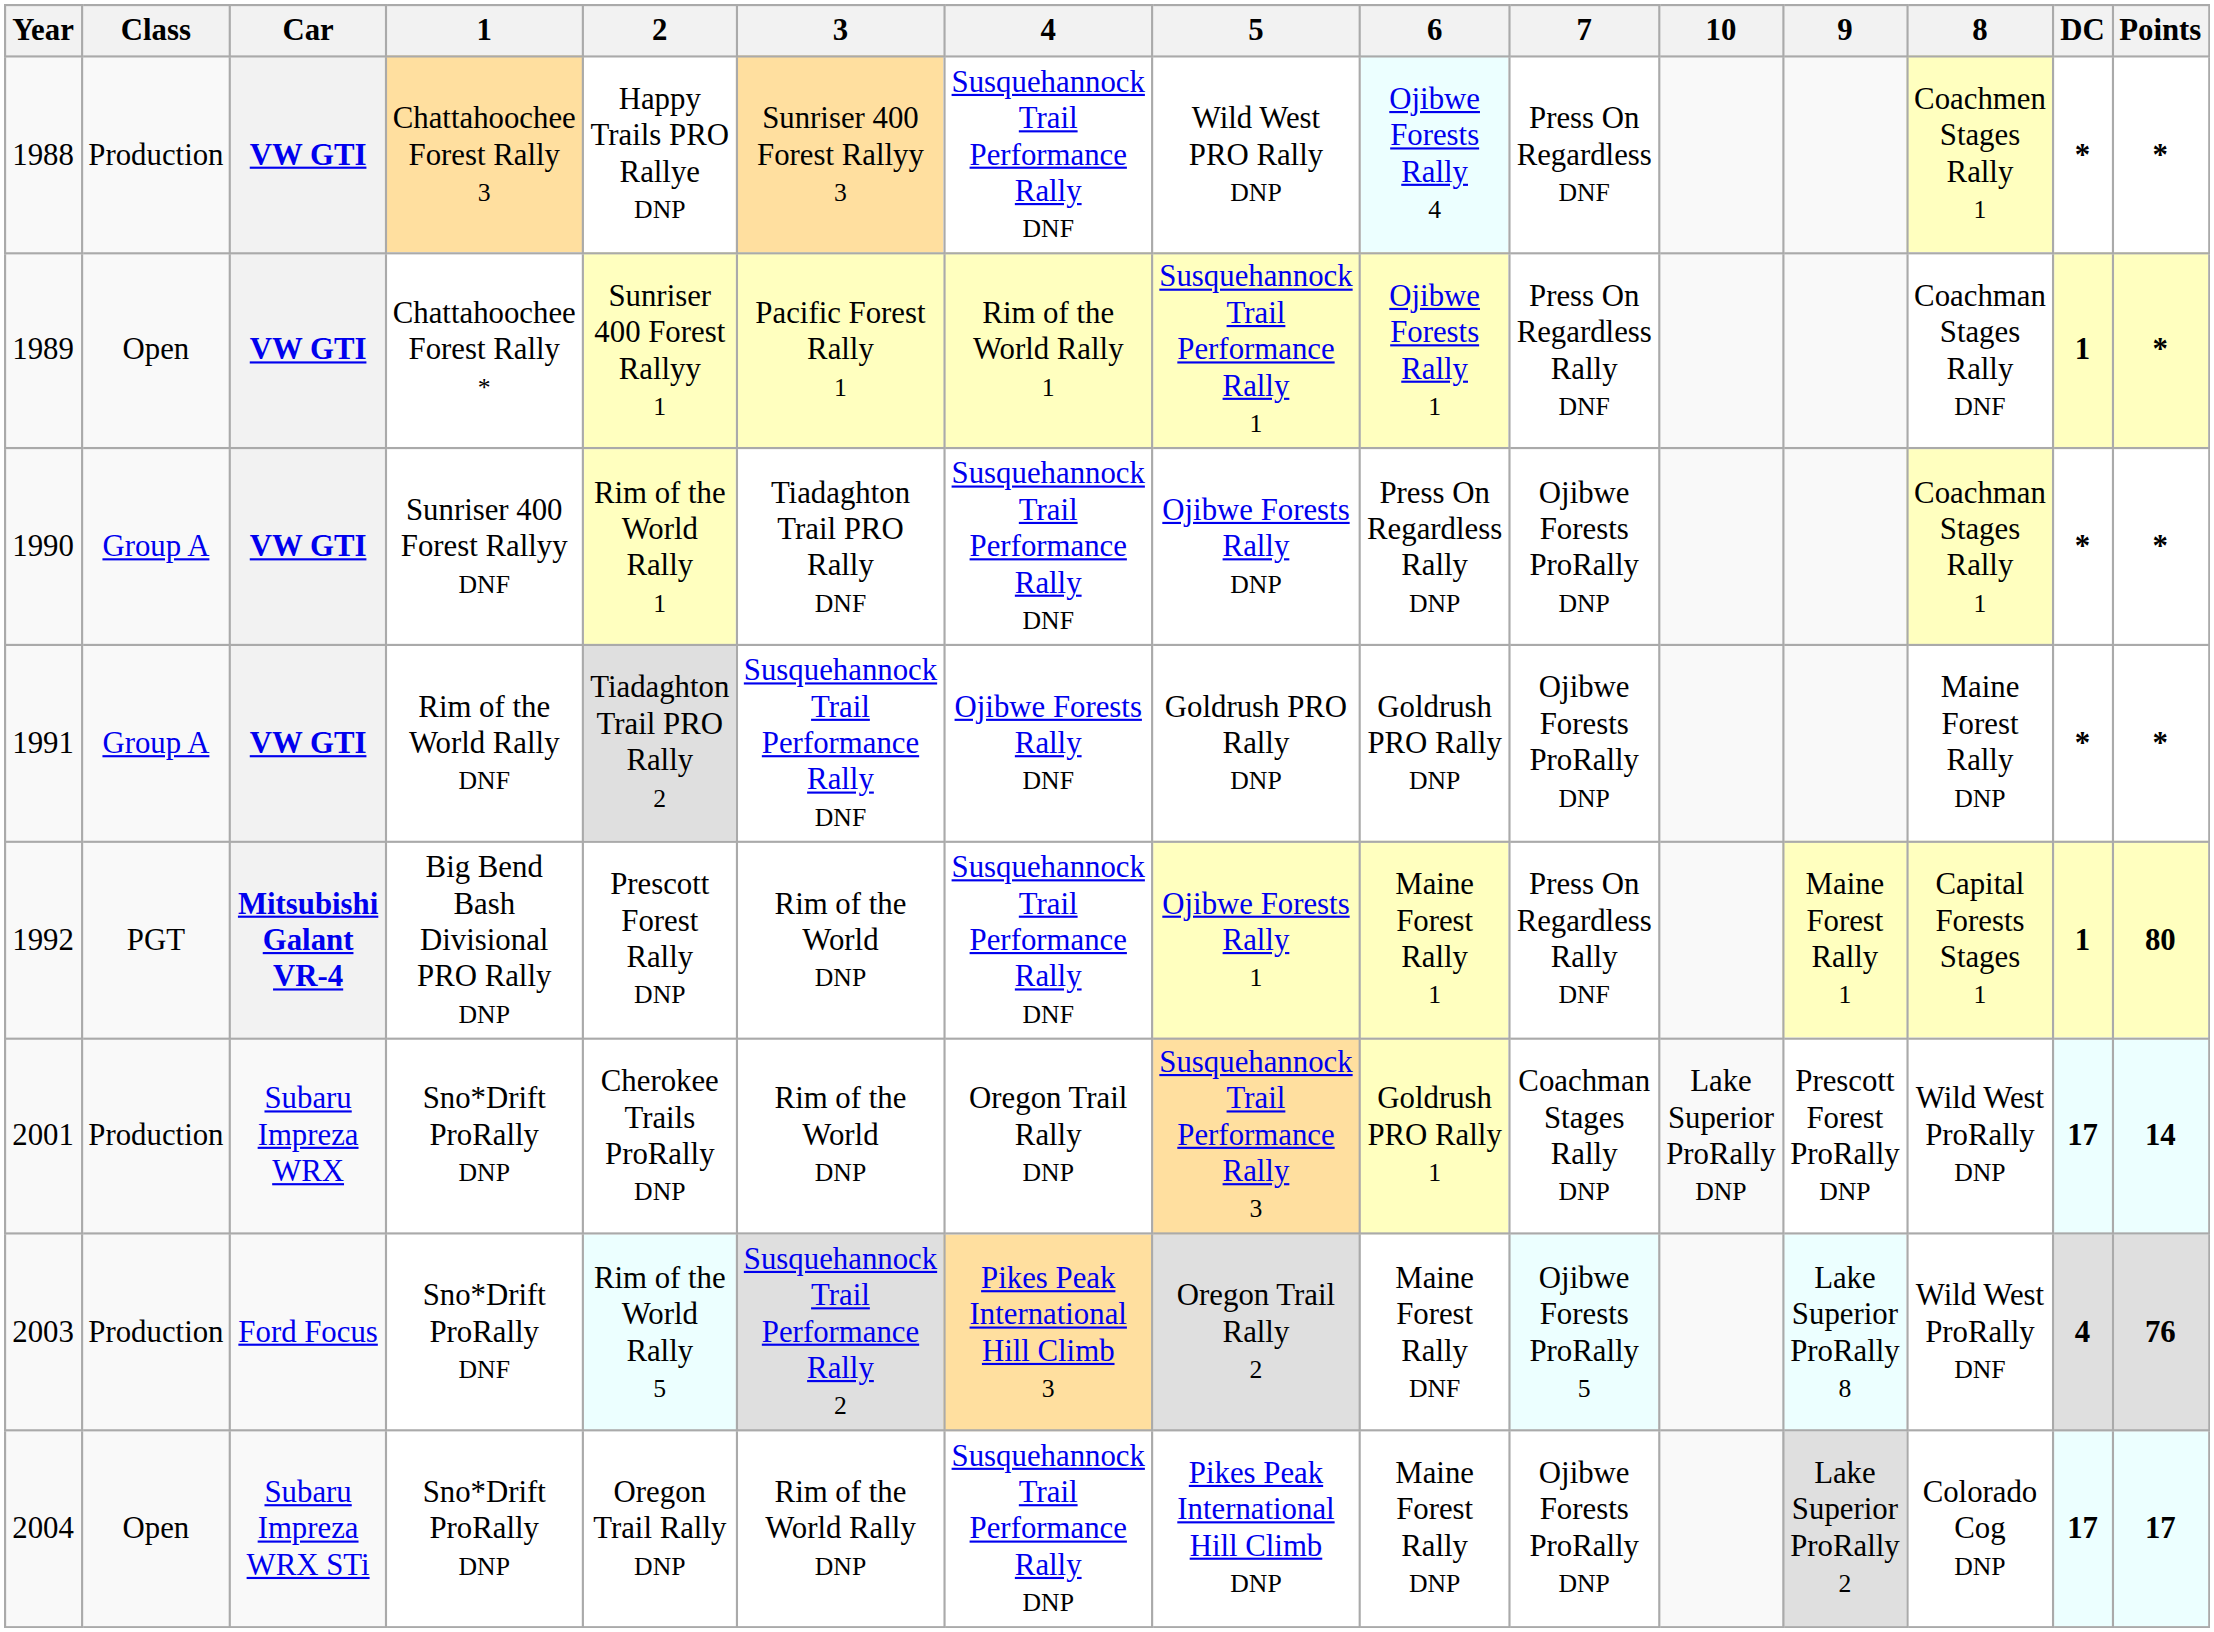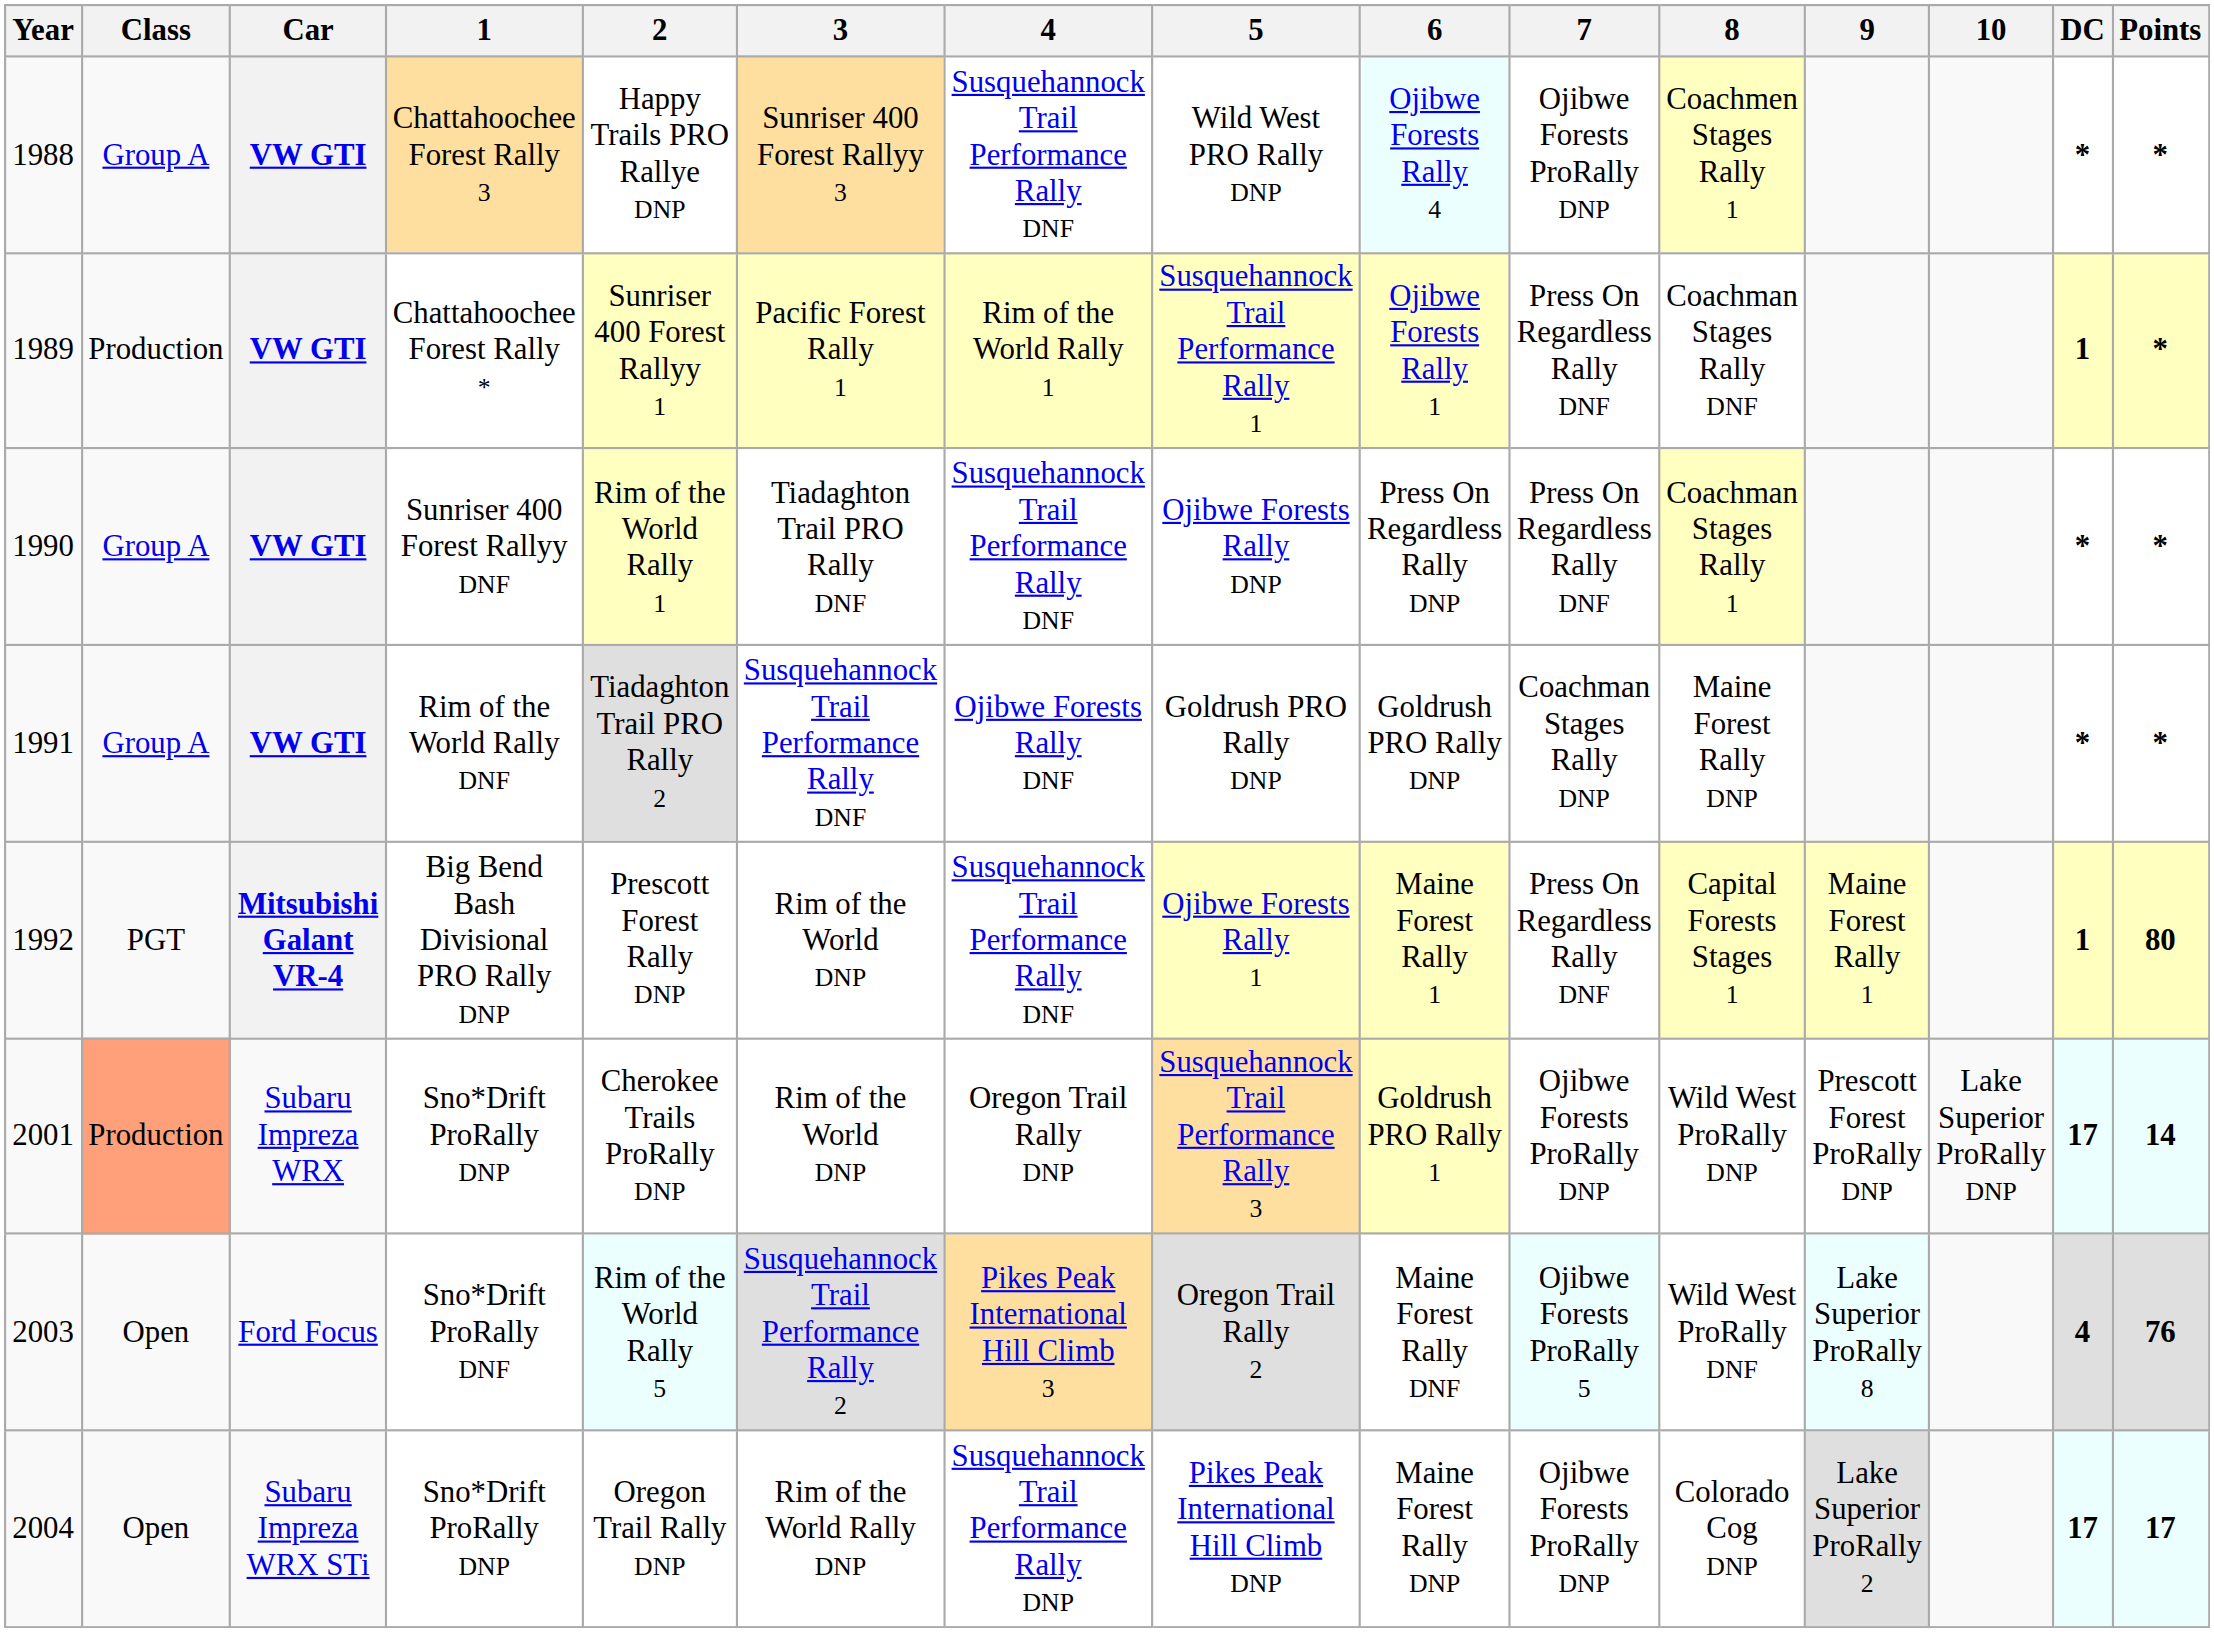columns swapped: (1980, 30) <-> (1721, 30)
(156, 153) Production -> (156, 153) Group A
(1584, 153) Press On Regardless DNF -> (1584, 153) Ojibwe Forests ProRally DNP
(156, 350) Open -> (156, 350) Production
(1584, 546) Ojibwe Forests ProRally DNP -> (1584, 546) Press On Regardless Rally DNF
(1584, 742) Ojibwe Forests ProRally DNP -> (1584, 742) Coachman Stages Rally DNP
(156, 1135) no background -> (156, 1135) lightsalmon background
(1584, 1135) Coachman Stages Rally DNP -> (1584, 1135) Ojibwe Forests ProRally DNP
(156, 1331) Production -> (156, 1331) Open
